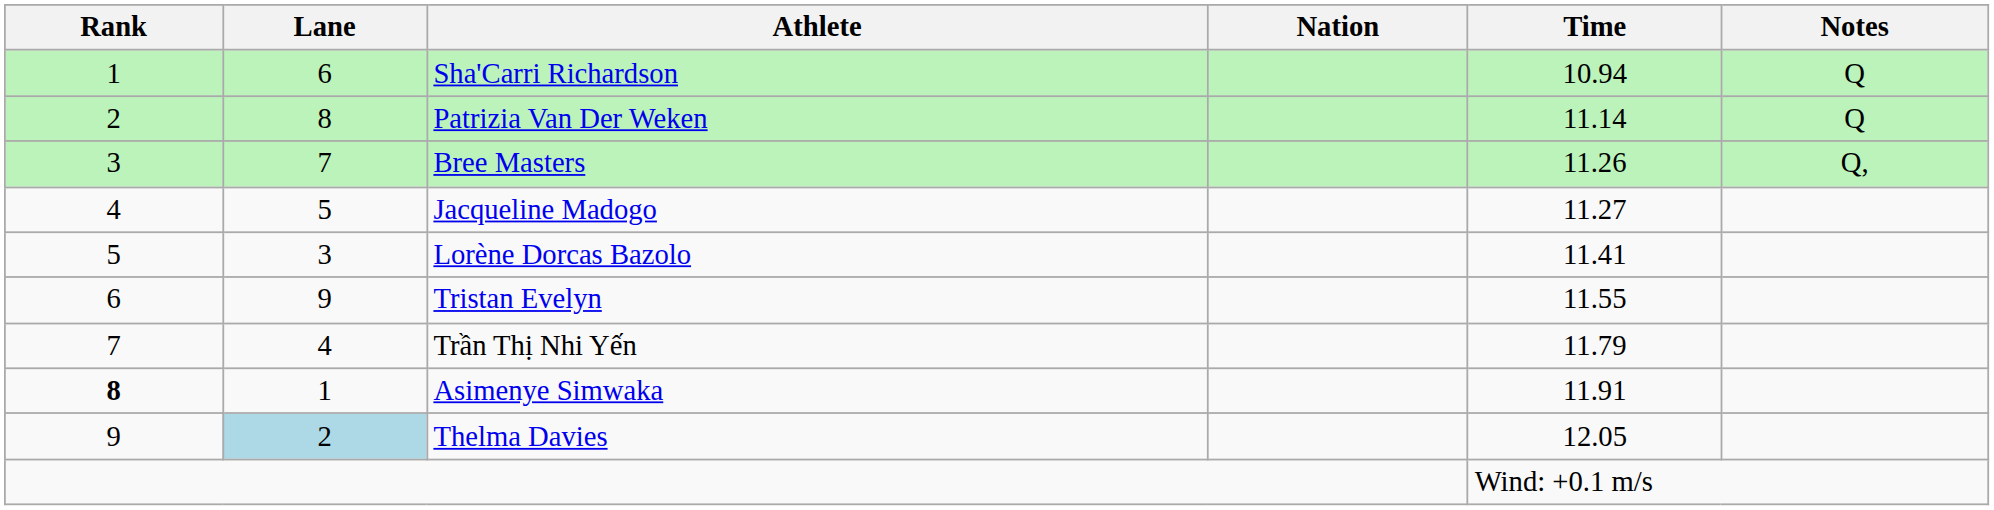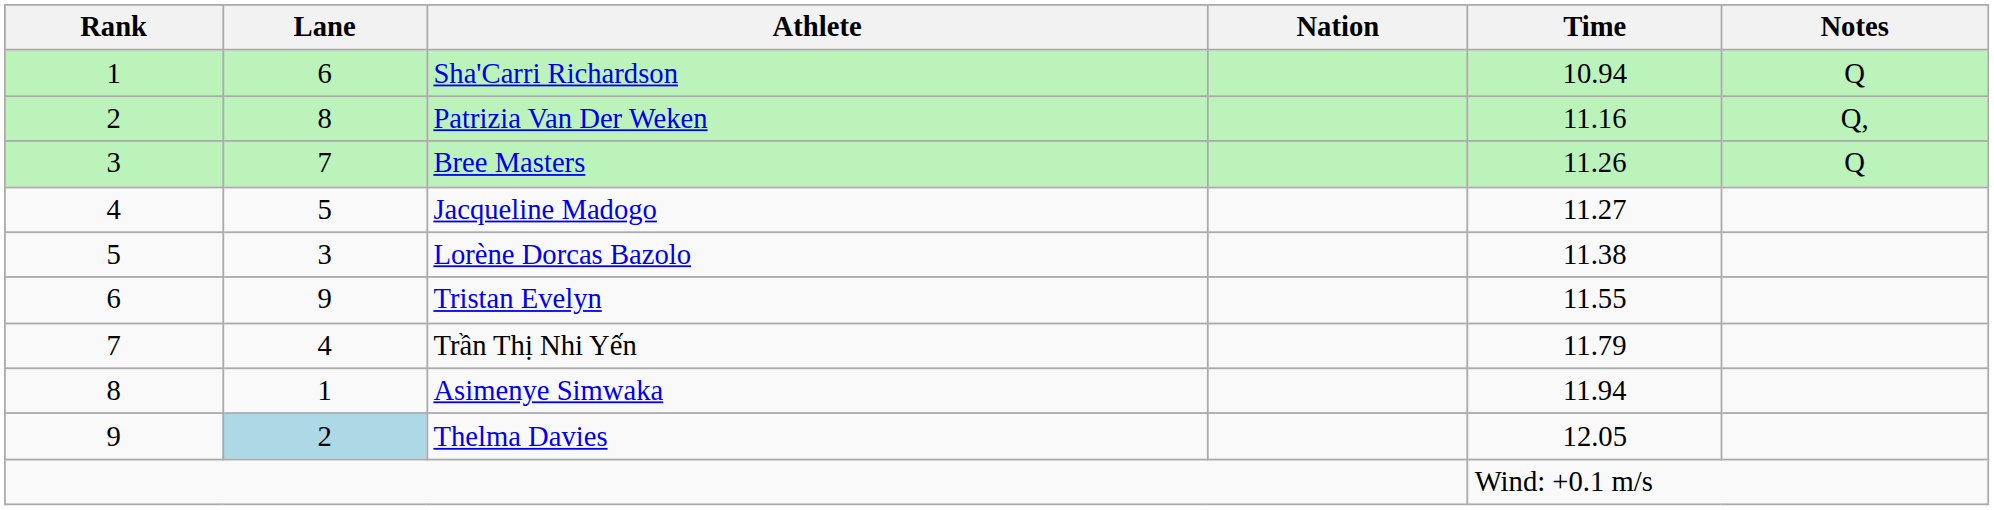(1595, 118) 11.14 -> (1595, 118) 11.16
(1855, 118) Q -> (1855, 118) Q,
(1855, 163) Q, -> (1855, 163) Q
(1595, 254) 11.41 -> (1595, 254) 11.38
(114, 390) bold -> (114, 390) normal
(1595, 390) 11.91 -> (1595, 390) 11.94
